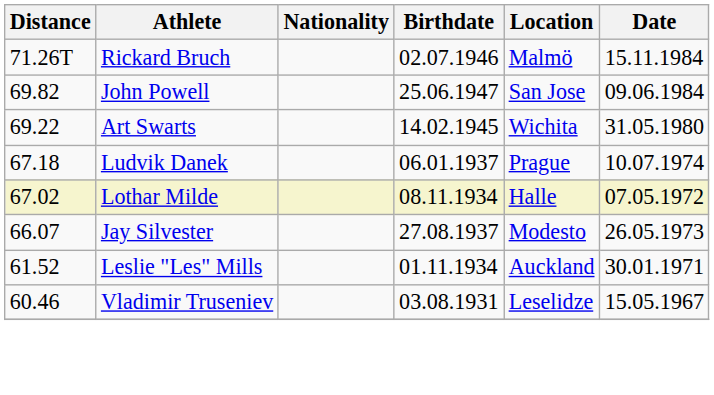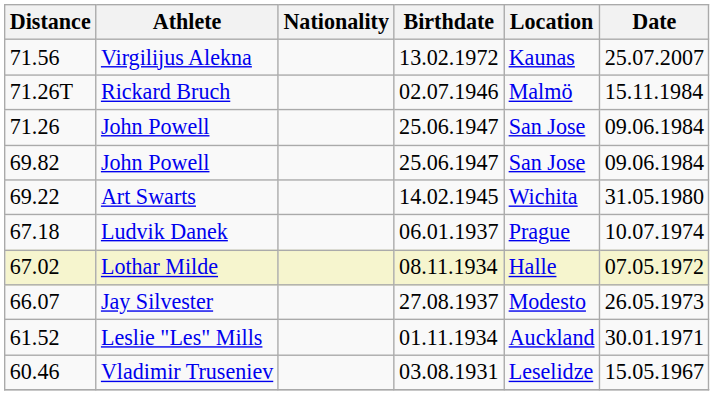+ row: (35, 57)
+ row: (35, 127)
